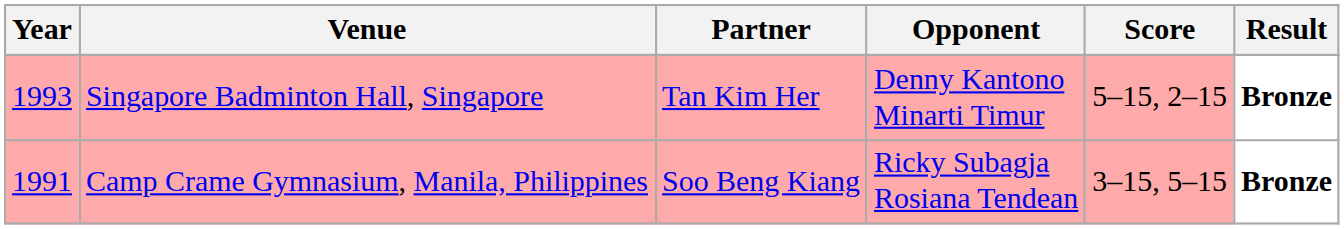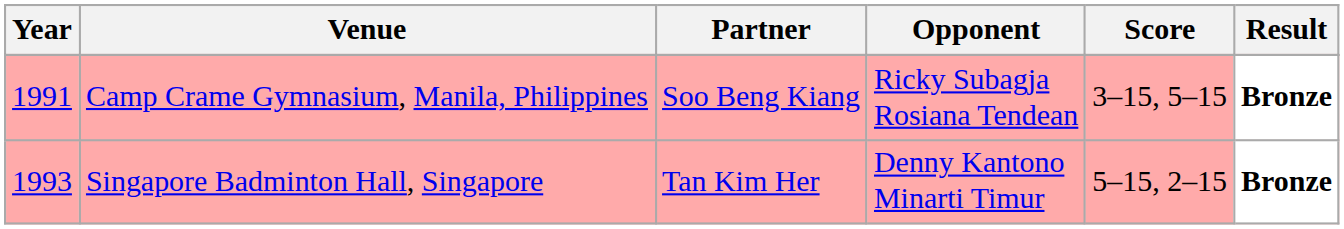rows swapped: (367, 181) <-> (315, 96)
